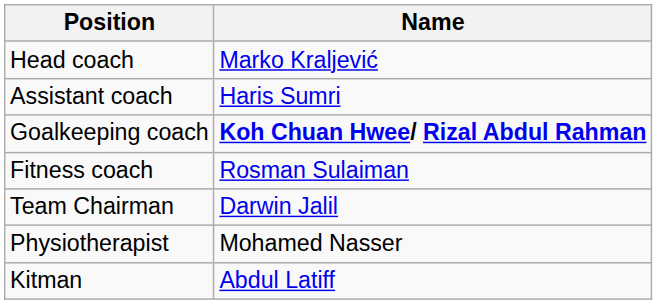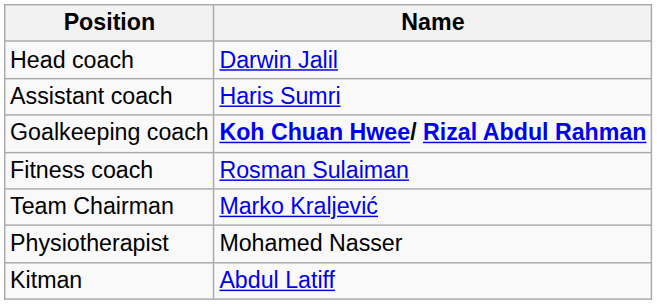(299, 59) Marko Kraljević -> (279, 59) Darwin Jalil
(279, 206) Darwin Jalil -> (299, 206) Marko Kraljević
